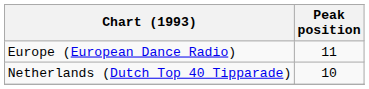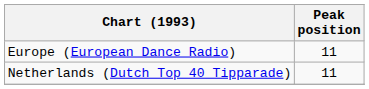(329, 73) 10 -> (329, 73) 11
